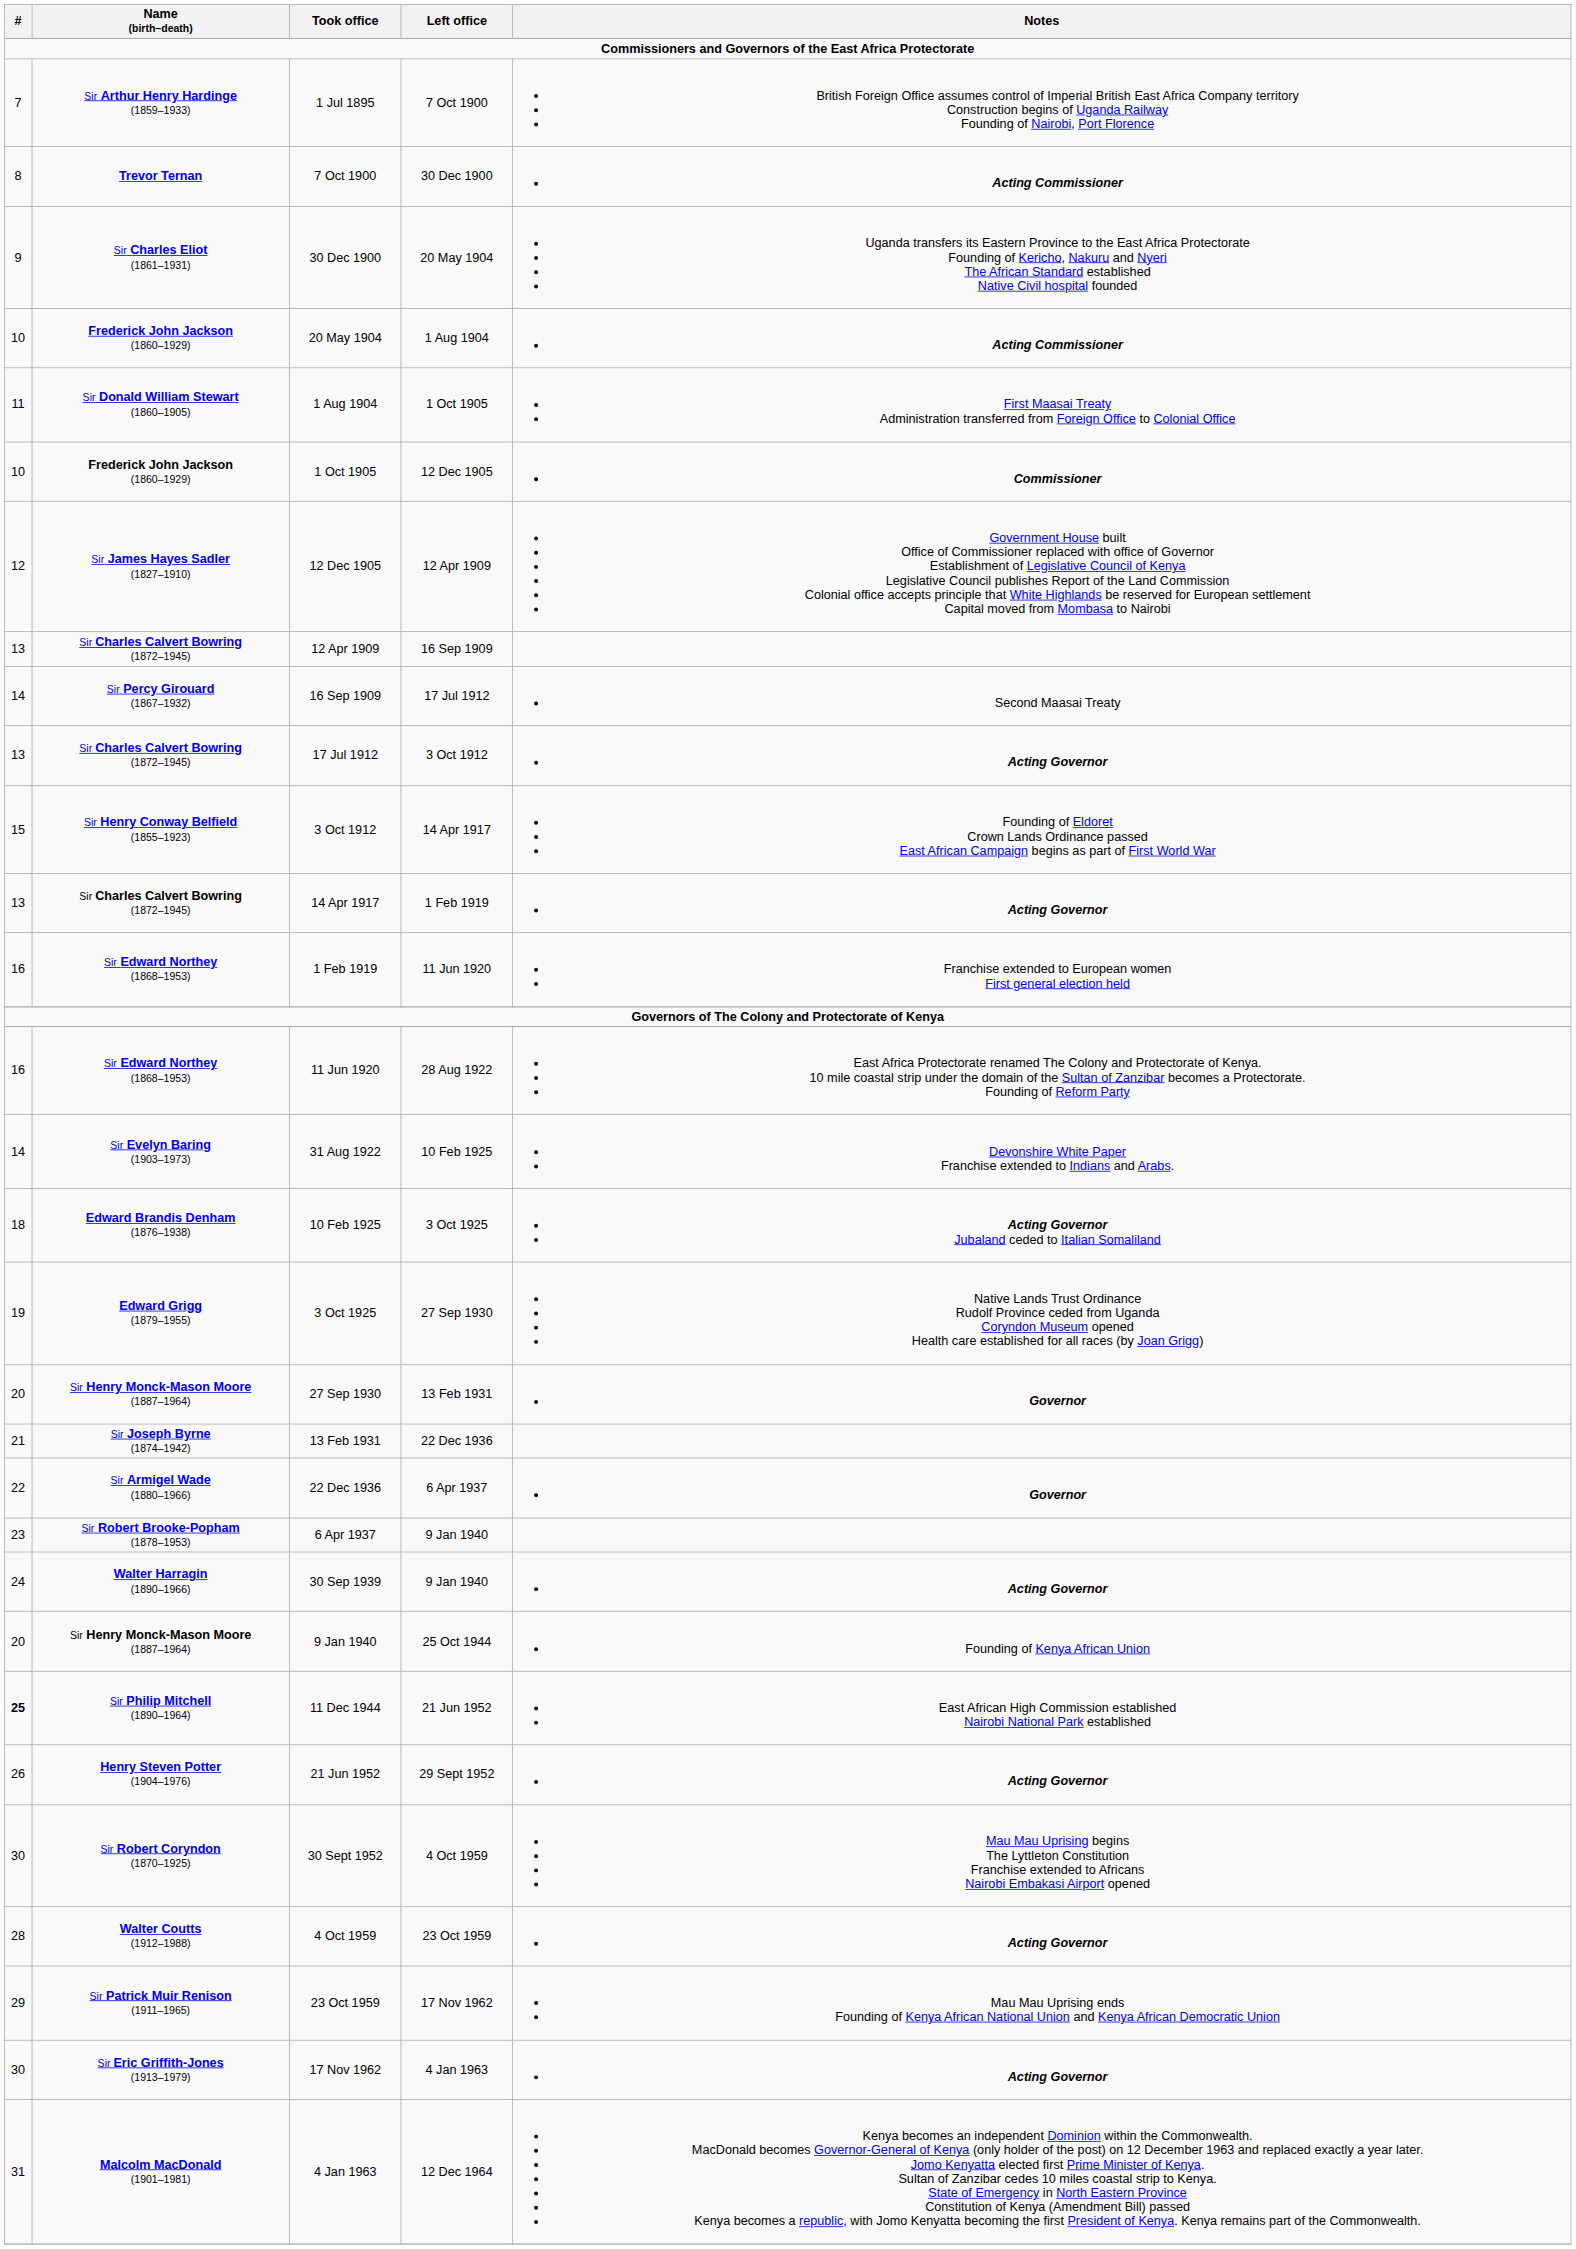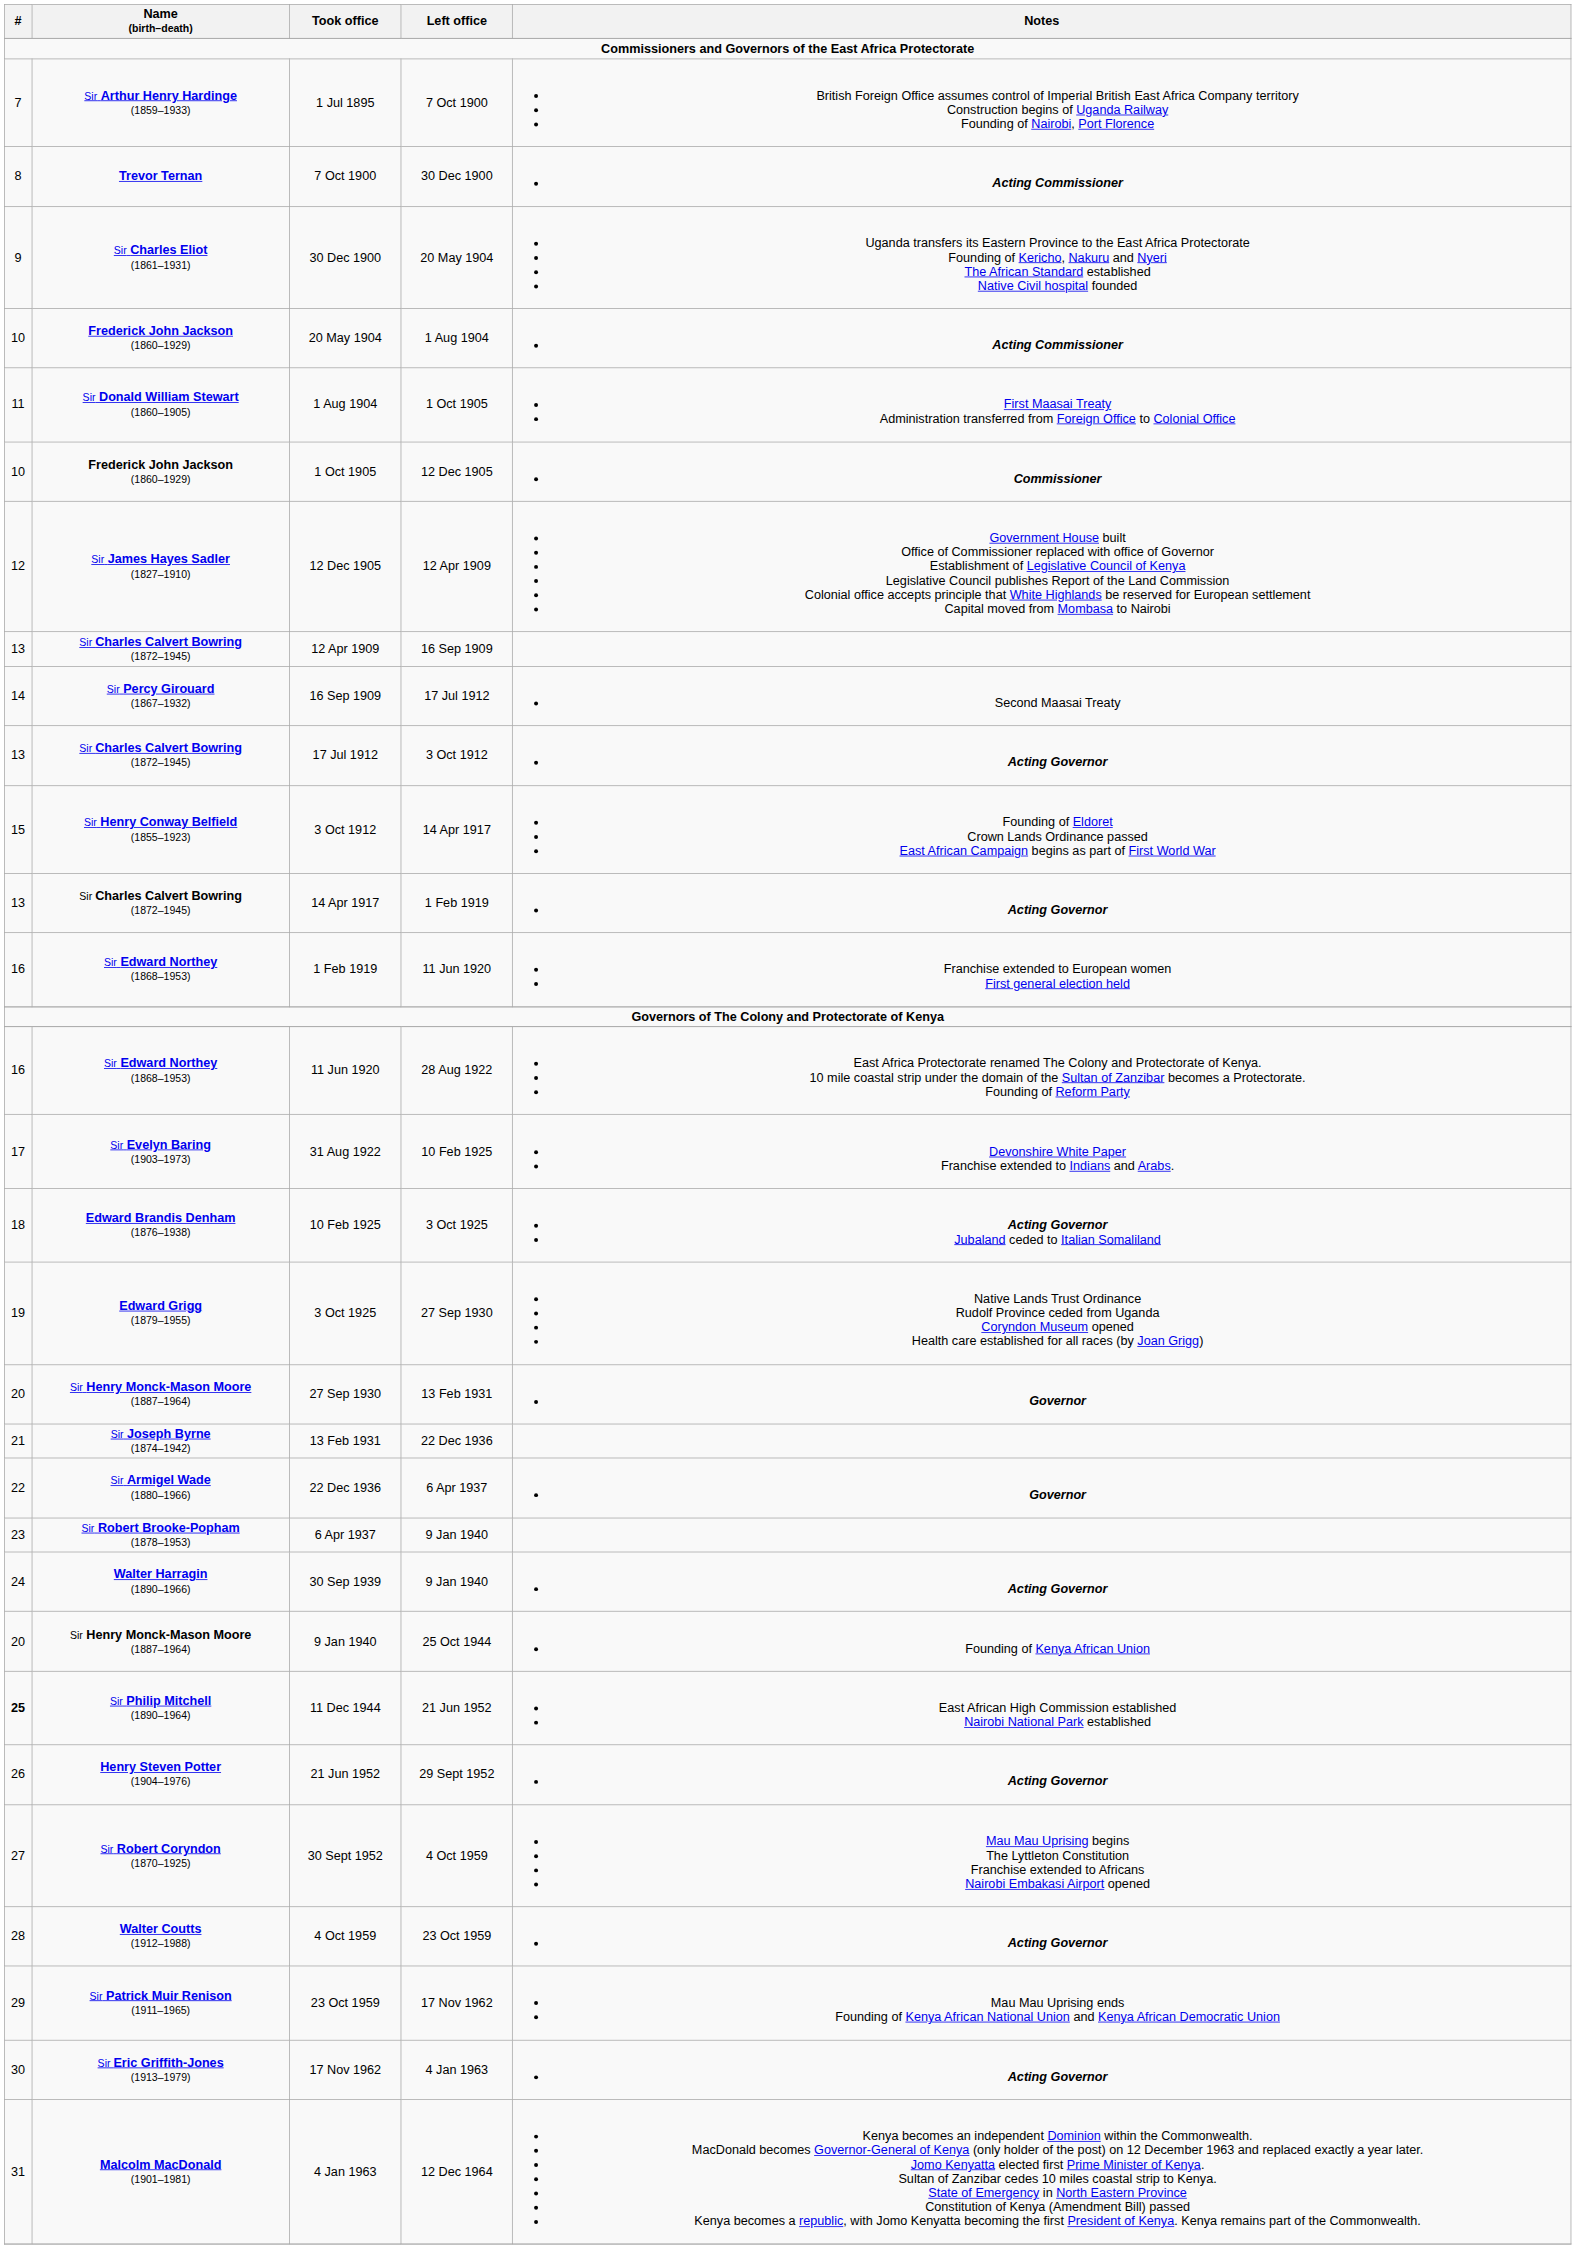(18, 1151) 14 -> (18, 1151) 17
(18, 1855) 30 -> (18, 1855) 27
